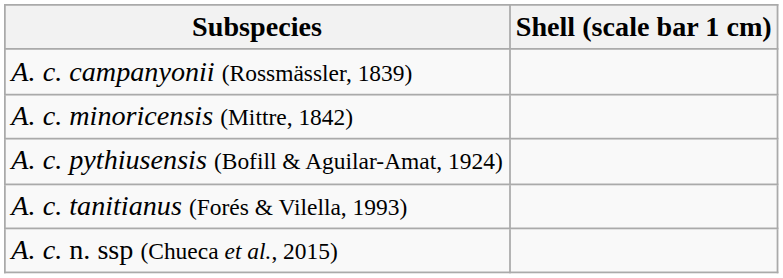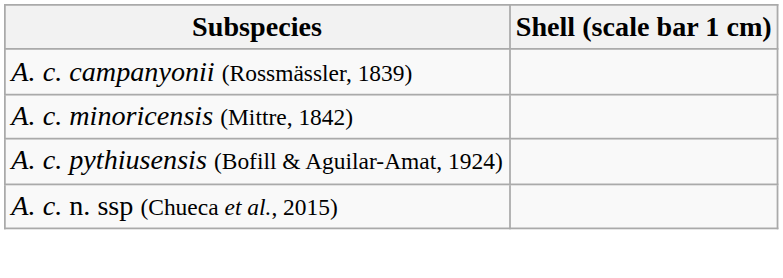- row: (209, 205)
